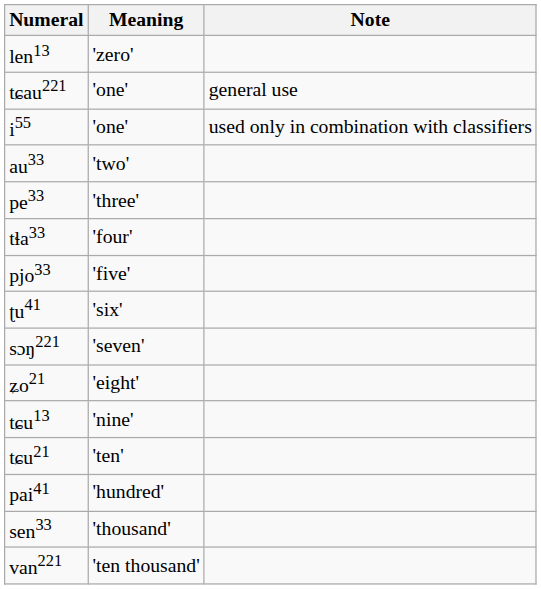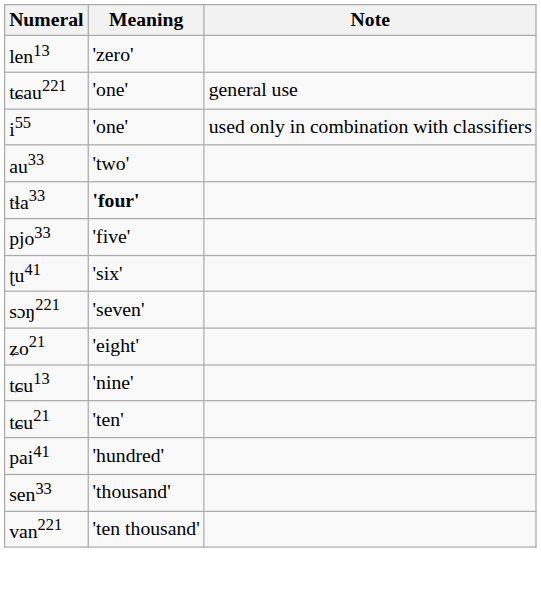- row: (27, 200)
(112, 236) normal -> (116, 200) bold
